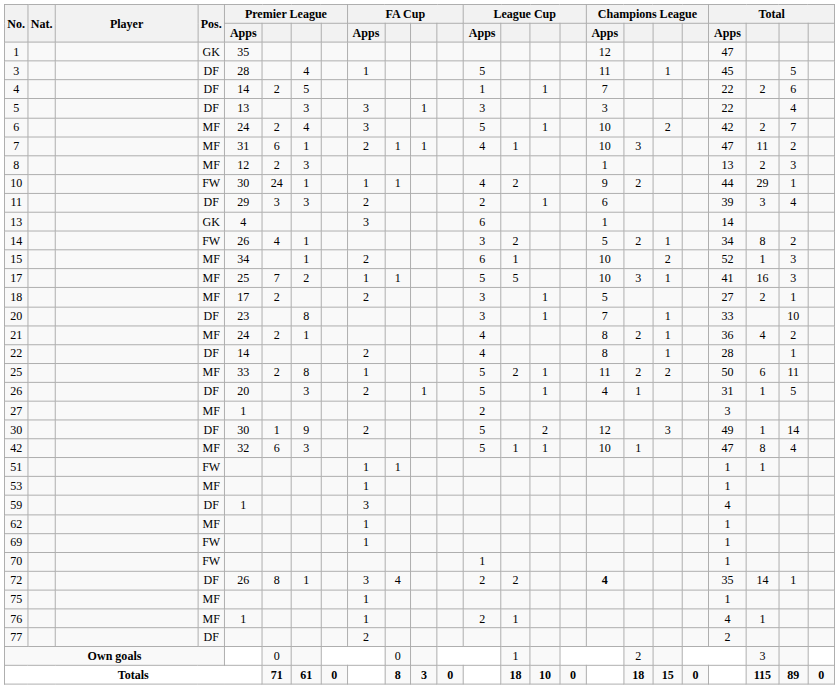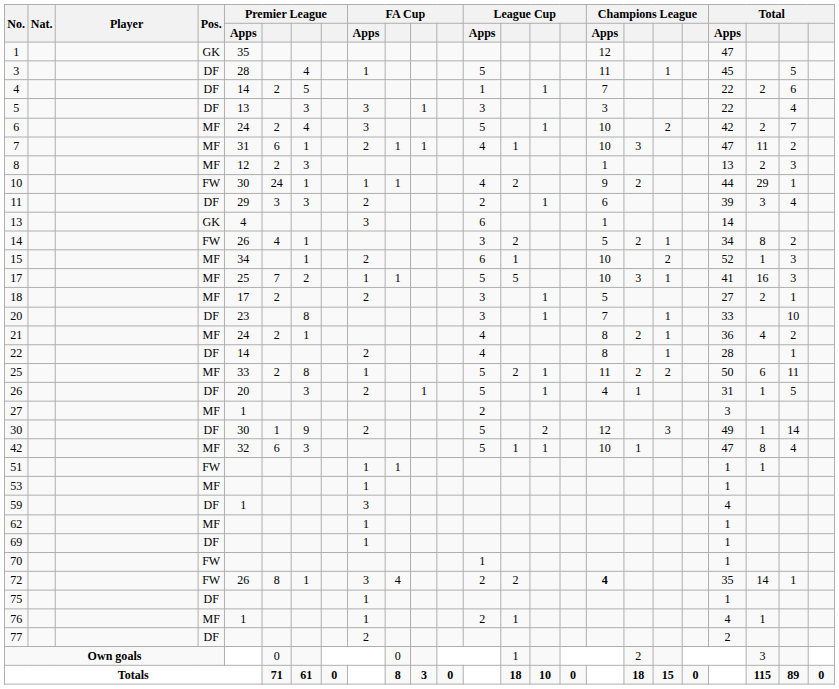(211, 543) FW -> (211, 543) DF
(211, 580) DF -> (211, 580) FW
(211, 599) MF -> (211, 599) DF
